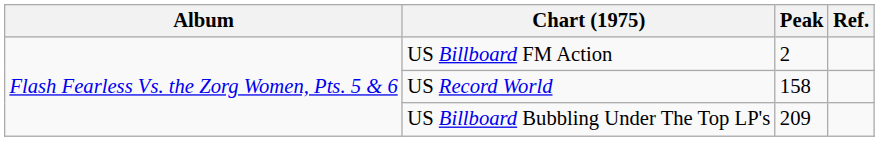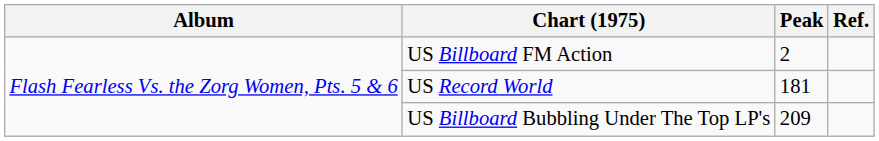(795, 86) 158 -> (795, 86) 181
